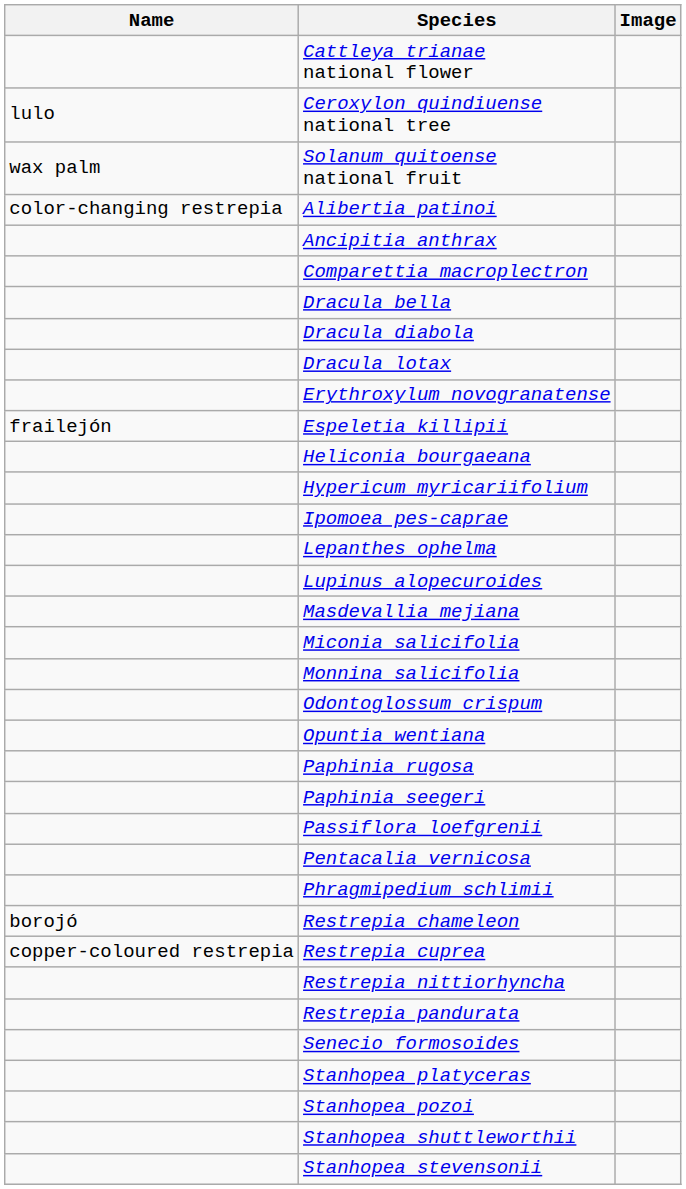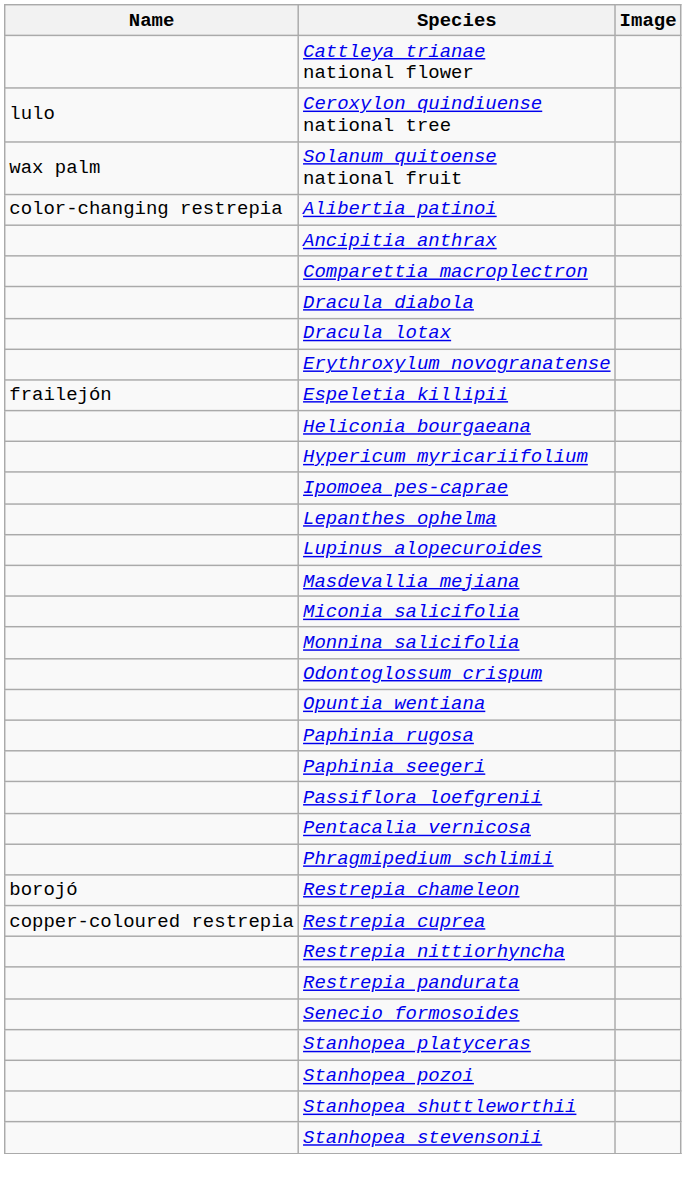- row: (377, 302)
